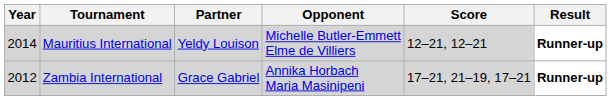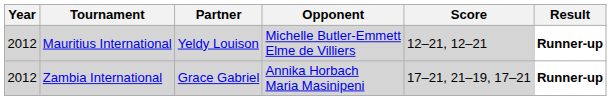(22, 43) 2014 -> (22, 43) 2012
